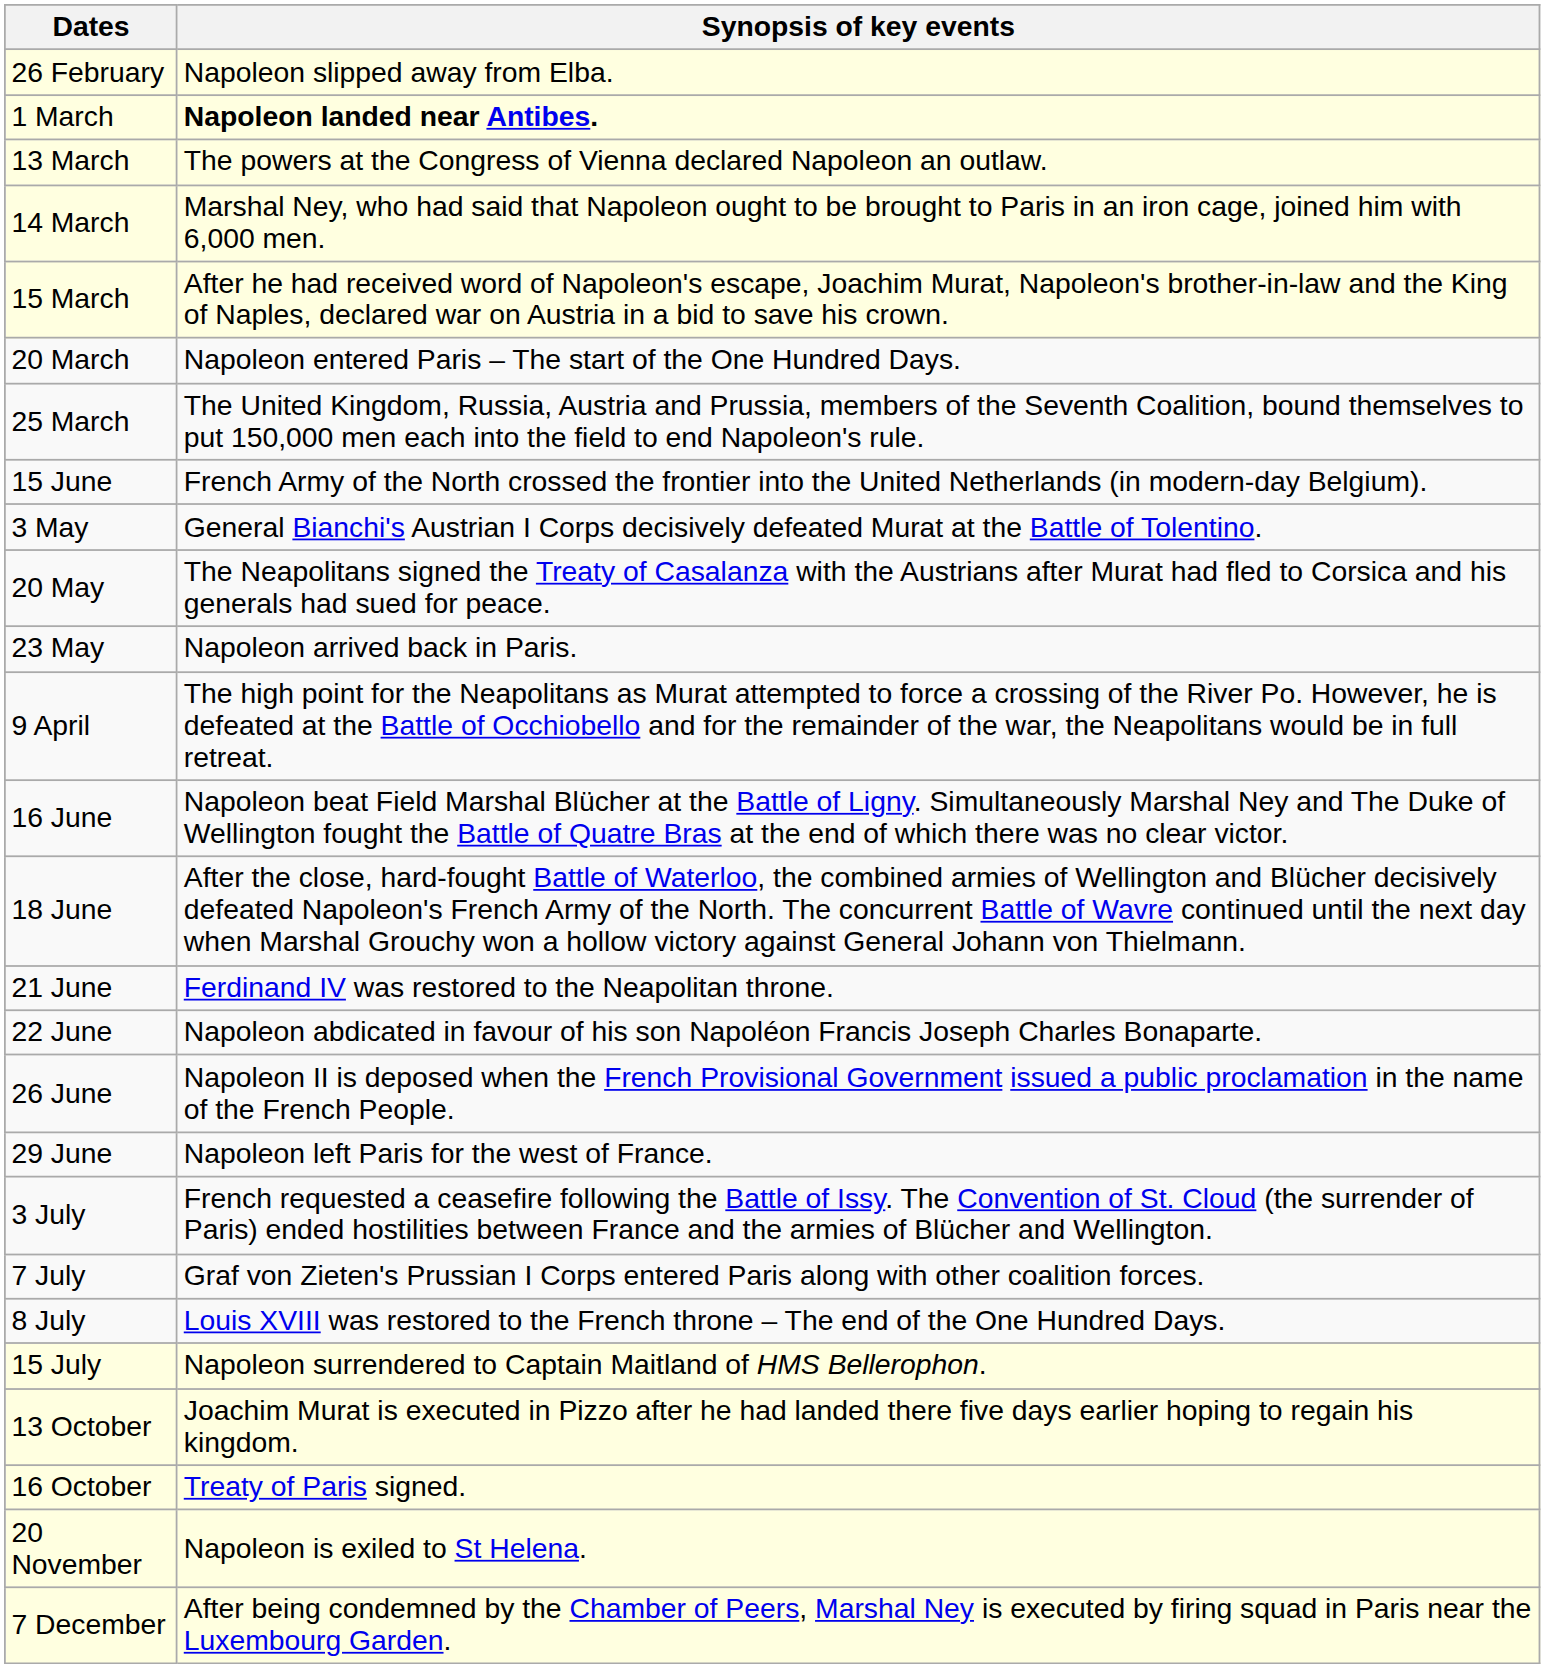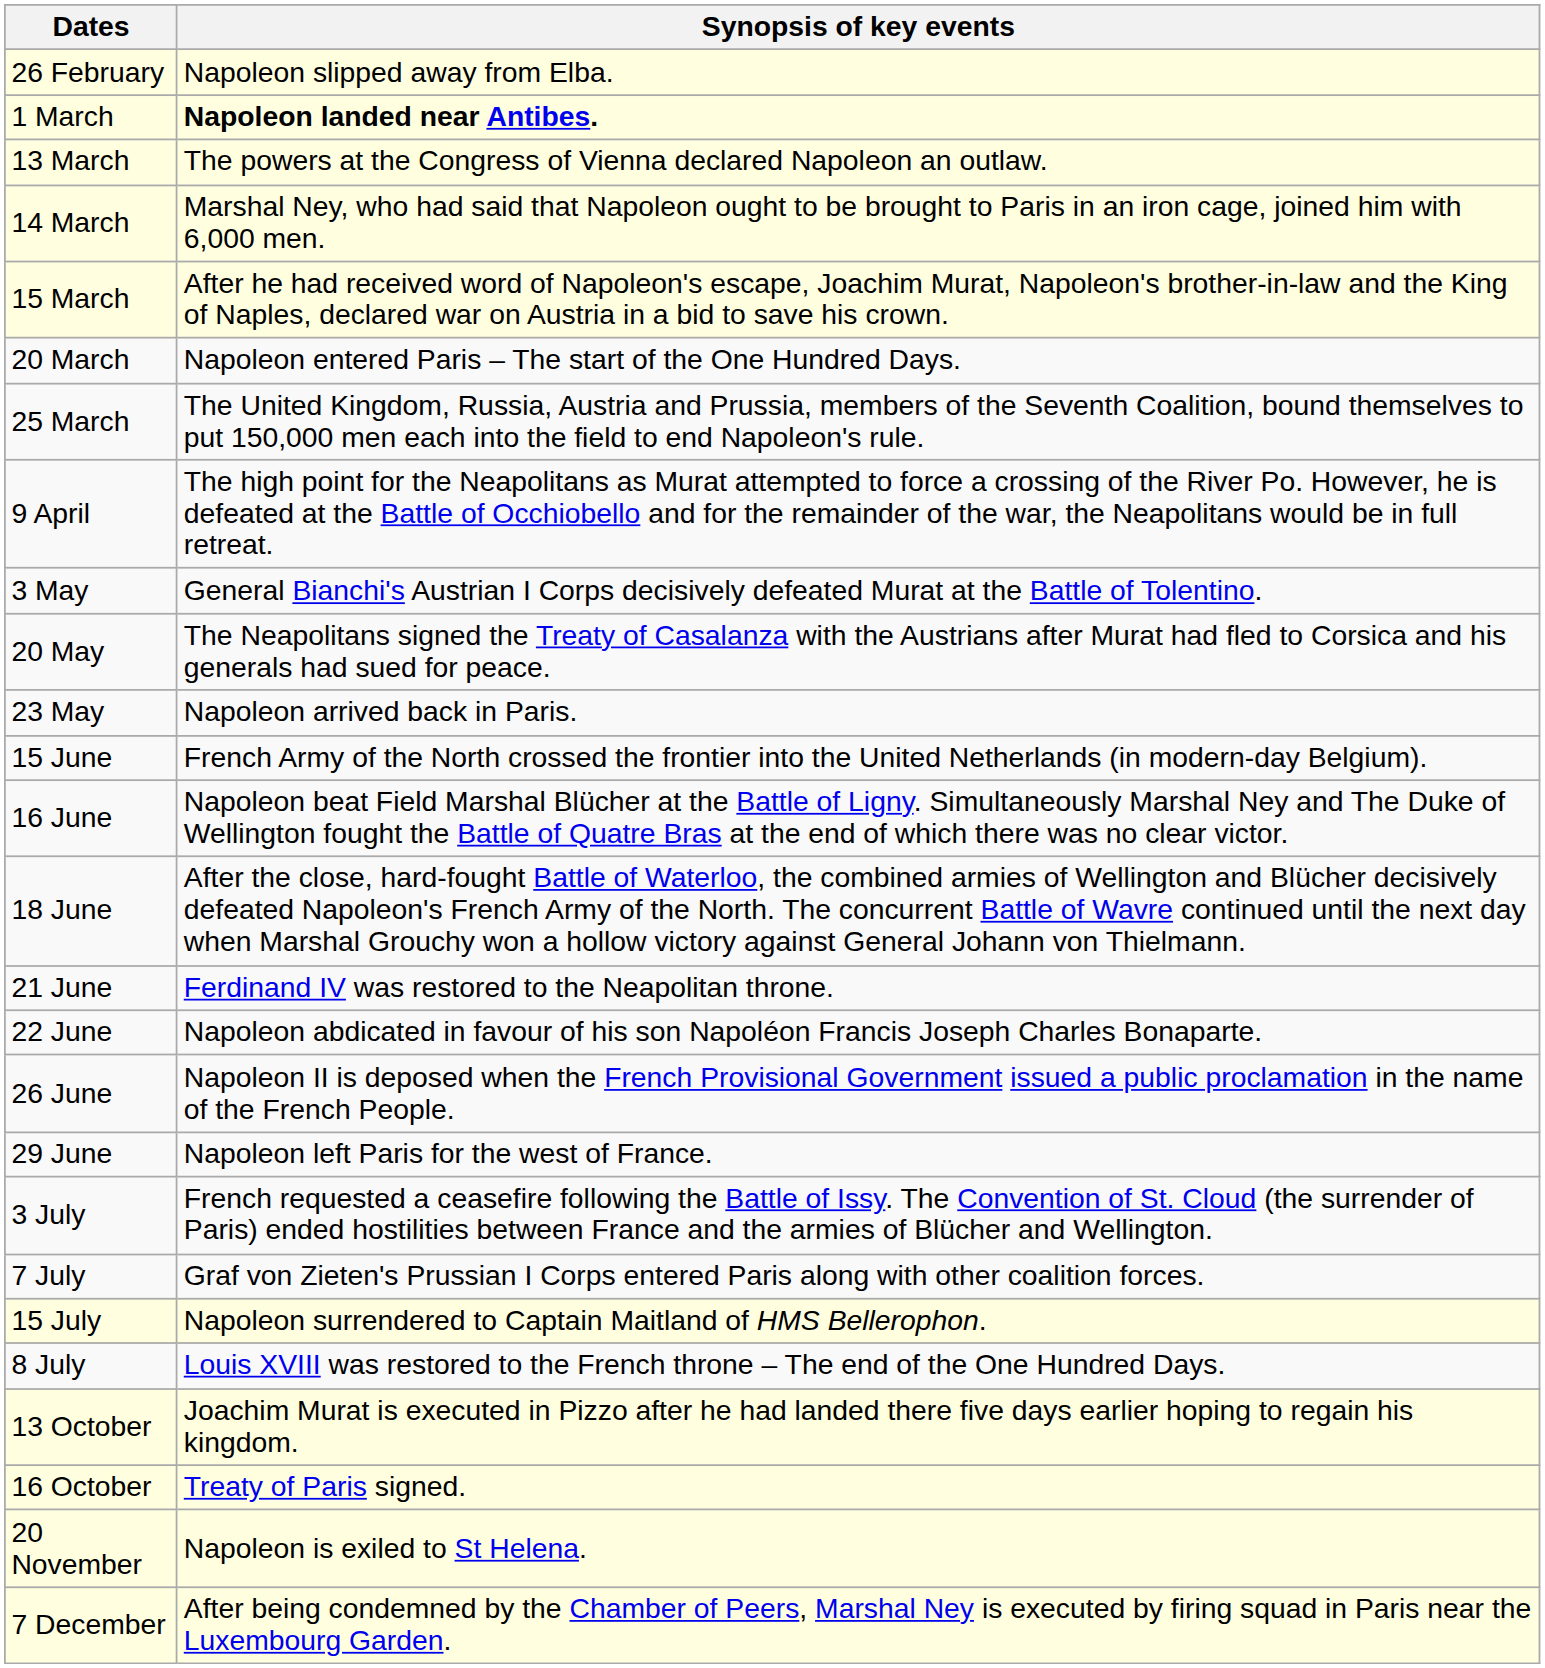rows swapped: (51, 725) <-> (62, 481)
rows swapped: (48, 1320) <-> (56, 1365)
